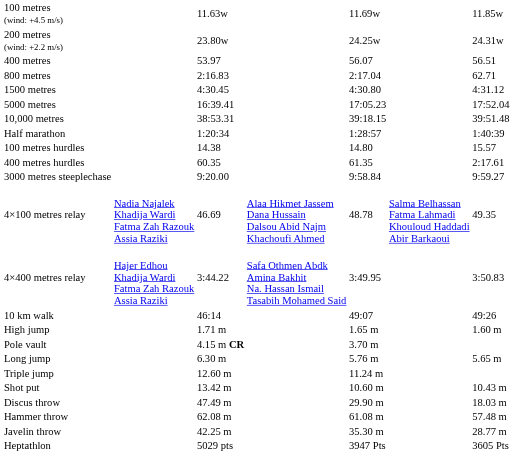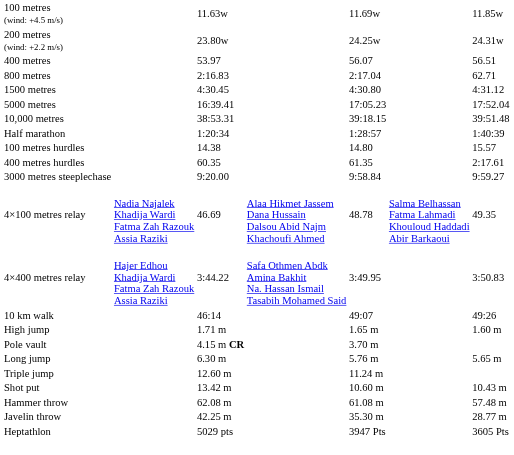- row: (32, 402)
